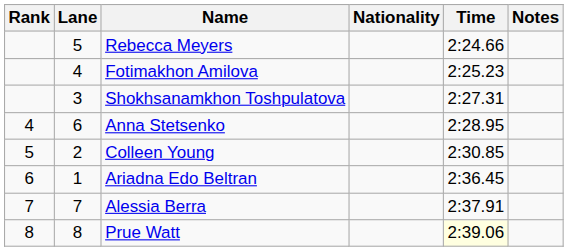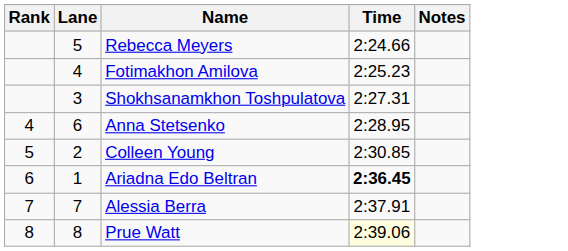- column: (396, 17)
(476, 179) normal -> (382, 179) bold
